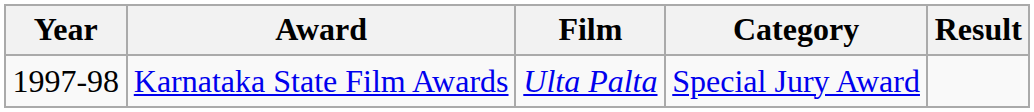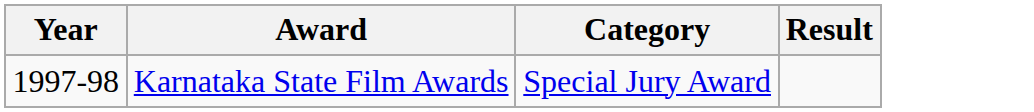- column: (590, 29)
